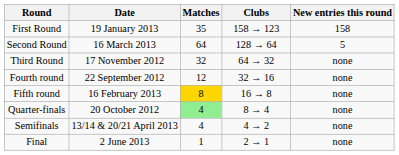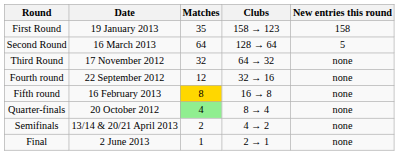(201, 126) 4 -> (201, 126) 2
